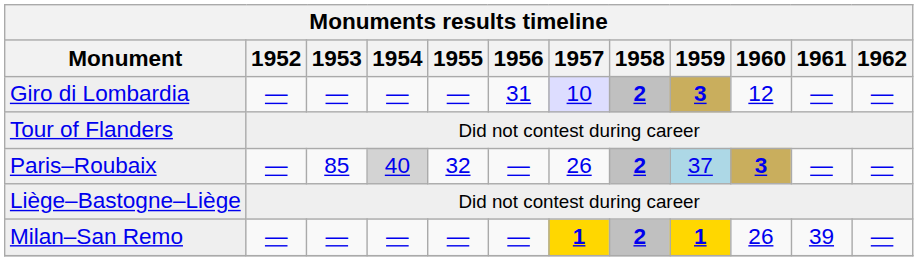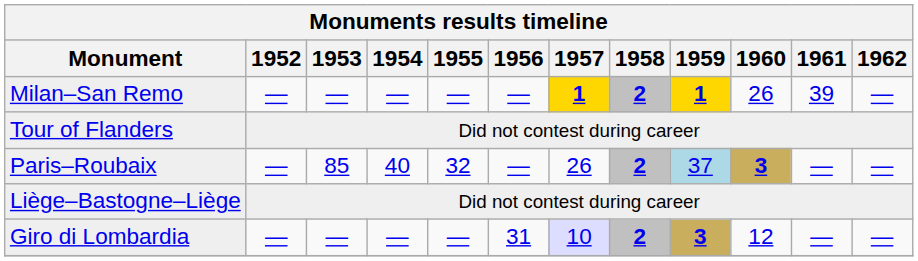rows swapped: (96, 237) <-> (100, 93)
(397, 165) lightgrey background -> (397, 165) no background
